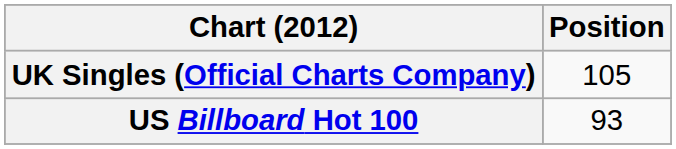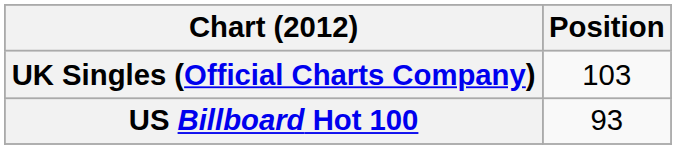(607, 74) 105 -> (607, 74) 103
